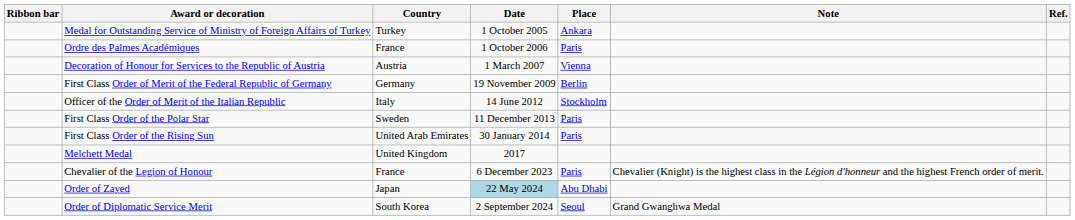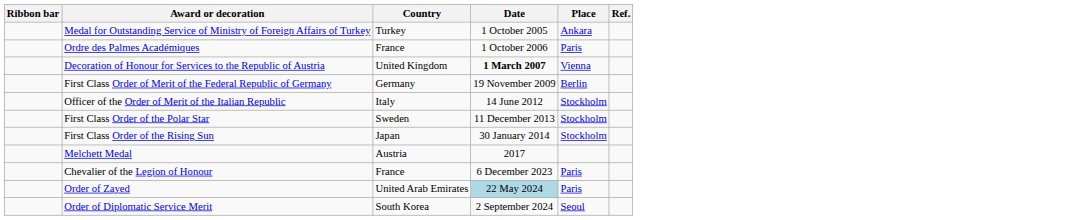- column: (828, 13)
(391, 66) Austria -> (411, 66) United Kingdom
(514, 66) normal -> (514, 66) bold
(571, 119) Paris -> (584, 119) Stockholm
(422, 136) United Arab Emirates -> (388, 136) Japan
(571, 136) Paris -> (584, 136) Stockholm
(411, 154) United Kingdom -> (391, 154) Austria
(388, 189) Japan -> (422, 189) United Arab Emirates
(584, 189) Abu Dhabi -> (571, 189) Paris
